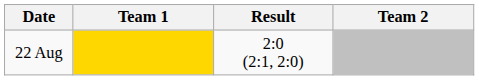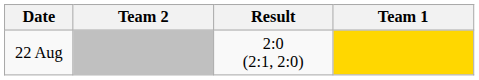columns swapped: (143, 17) <-> (403, 17)
